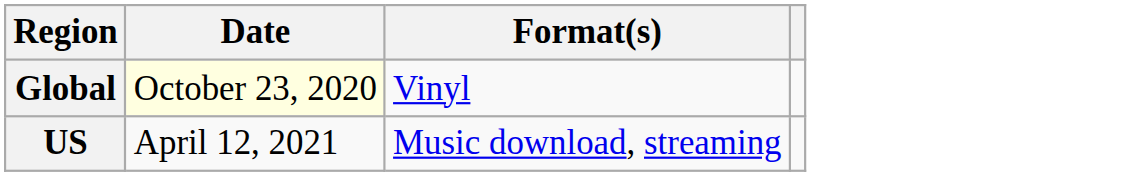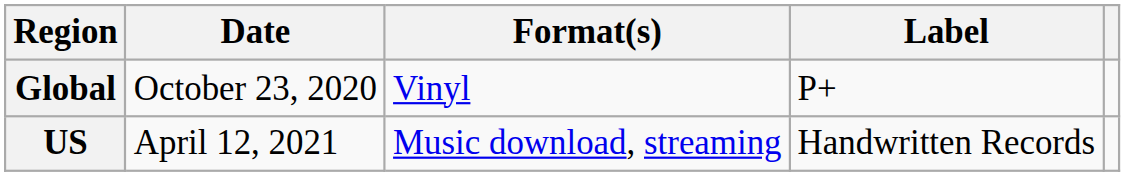+ column: (946, 32)
(255, 87) lightyellow background -> (255, 87) no background
